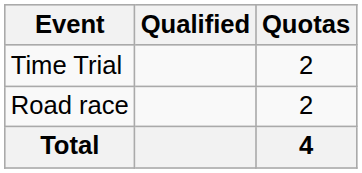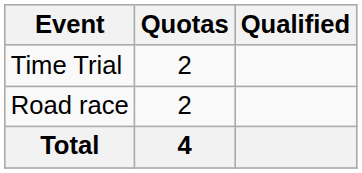columns swapped: (306, 24) <-> (195, 24)
